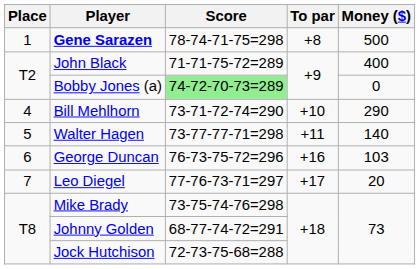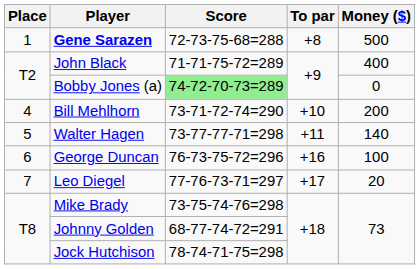(226, 39) 78-74-71-75=298 -> (226, 39) 72-73-75-68=288
(376, 110) 290 -> (376, 110) 200
(376, 157) 103 -> (376, 157) 100
(226, 252) 72-73-75-68=288 -> (226, 252) 78-74-71-75=298
